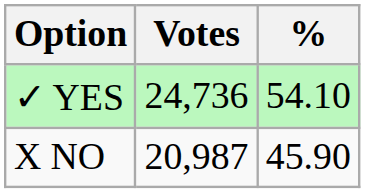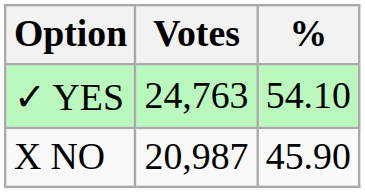(197, 95) 24,736 -> (197, 95) 24,763
